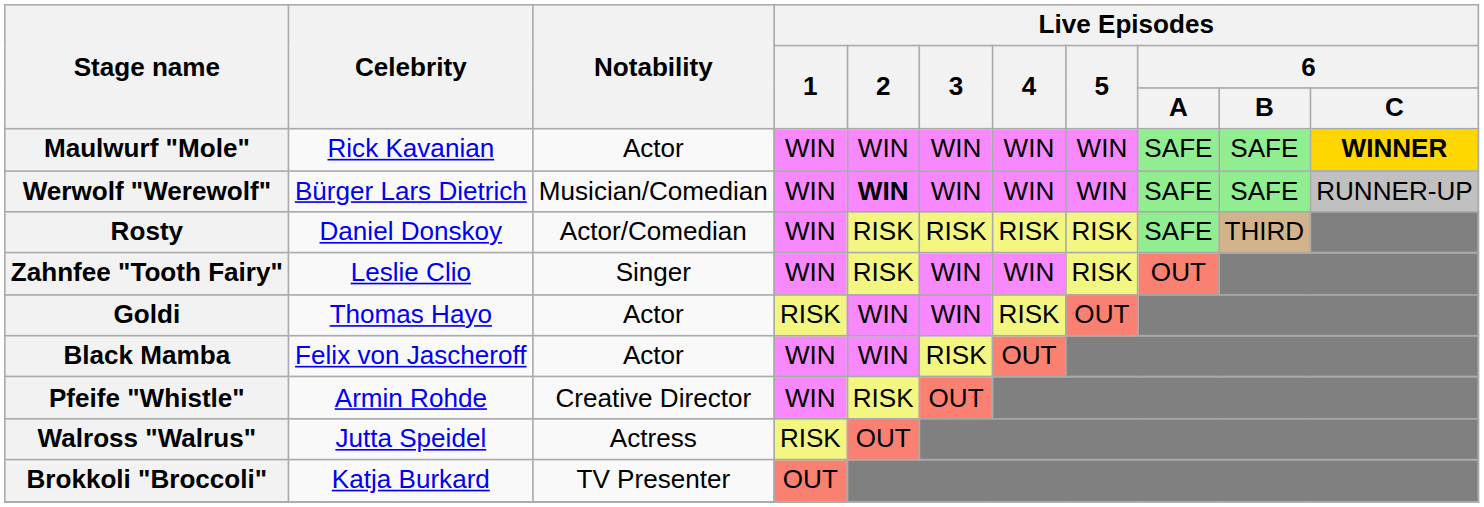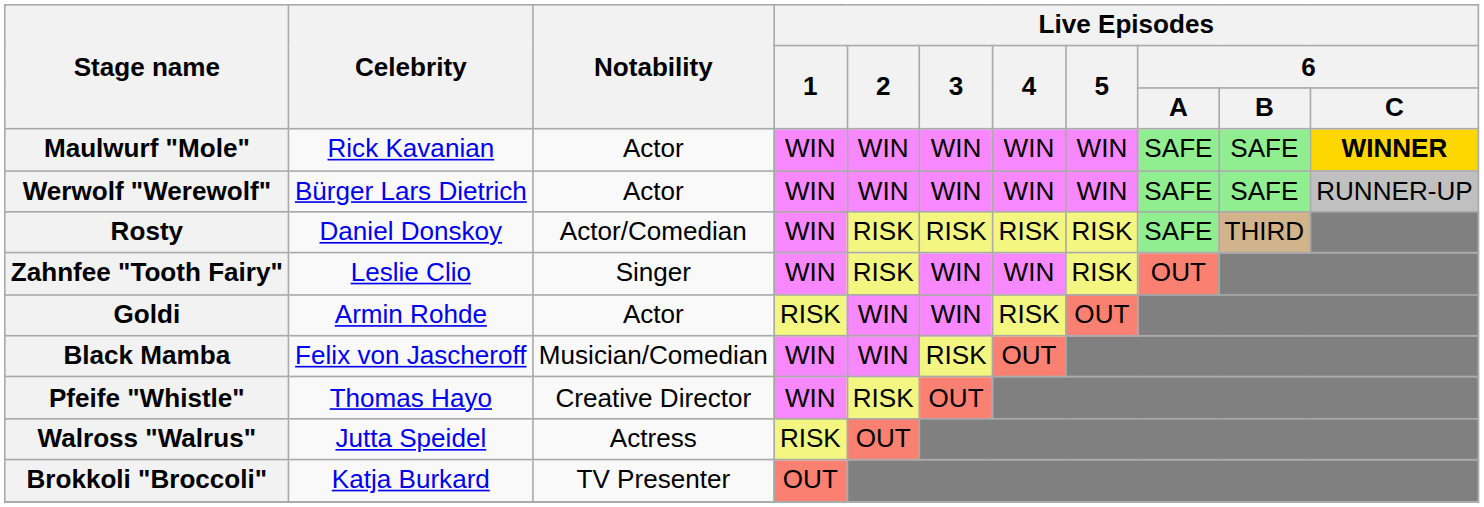(653, 190) Musician/Comedian -> (653, 190) Actor
(883, 190) bold -> (883, 190) normal
(411, 314) Thomas Hayo -> (411, 314) Armin Rohde
(653, 356) Actor -> (653, 356) Musician/Comedian
(411, 397) Armin Rohde -> (411, 397) Thomas Hayo
